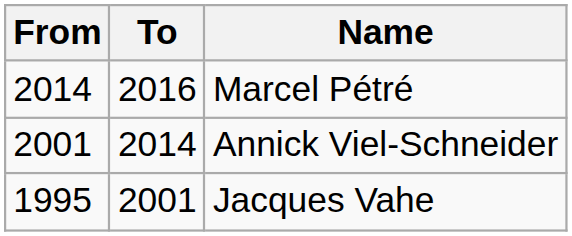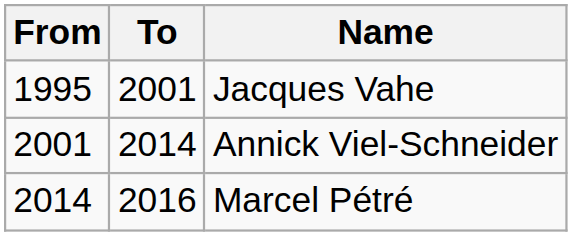rows swapped: (324, 200) <-> (313, 88)
